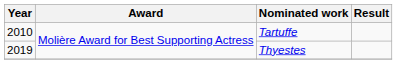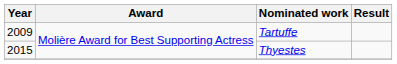(20, 31) 2010 -> (20, 31) 2009
(20, 50) 2019 -> (20, 50) 2015
